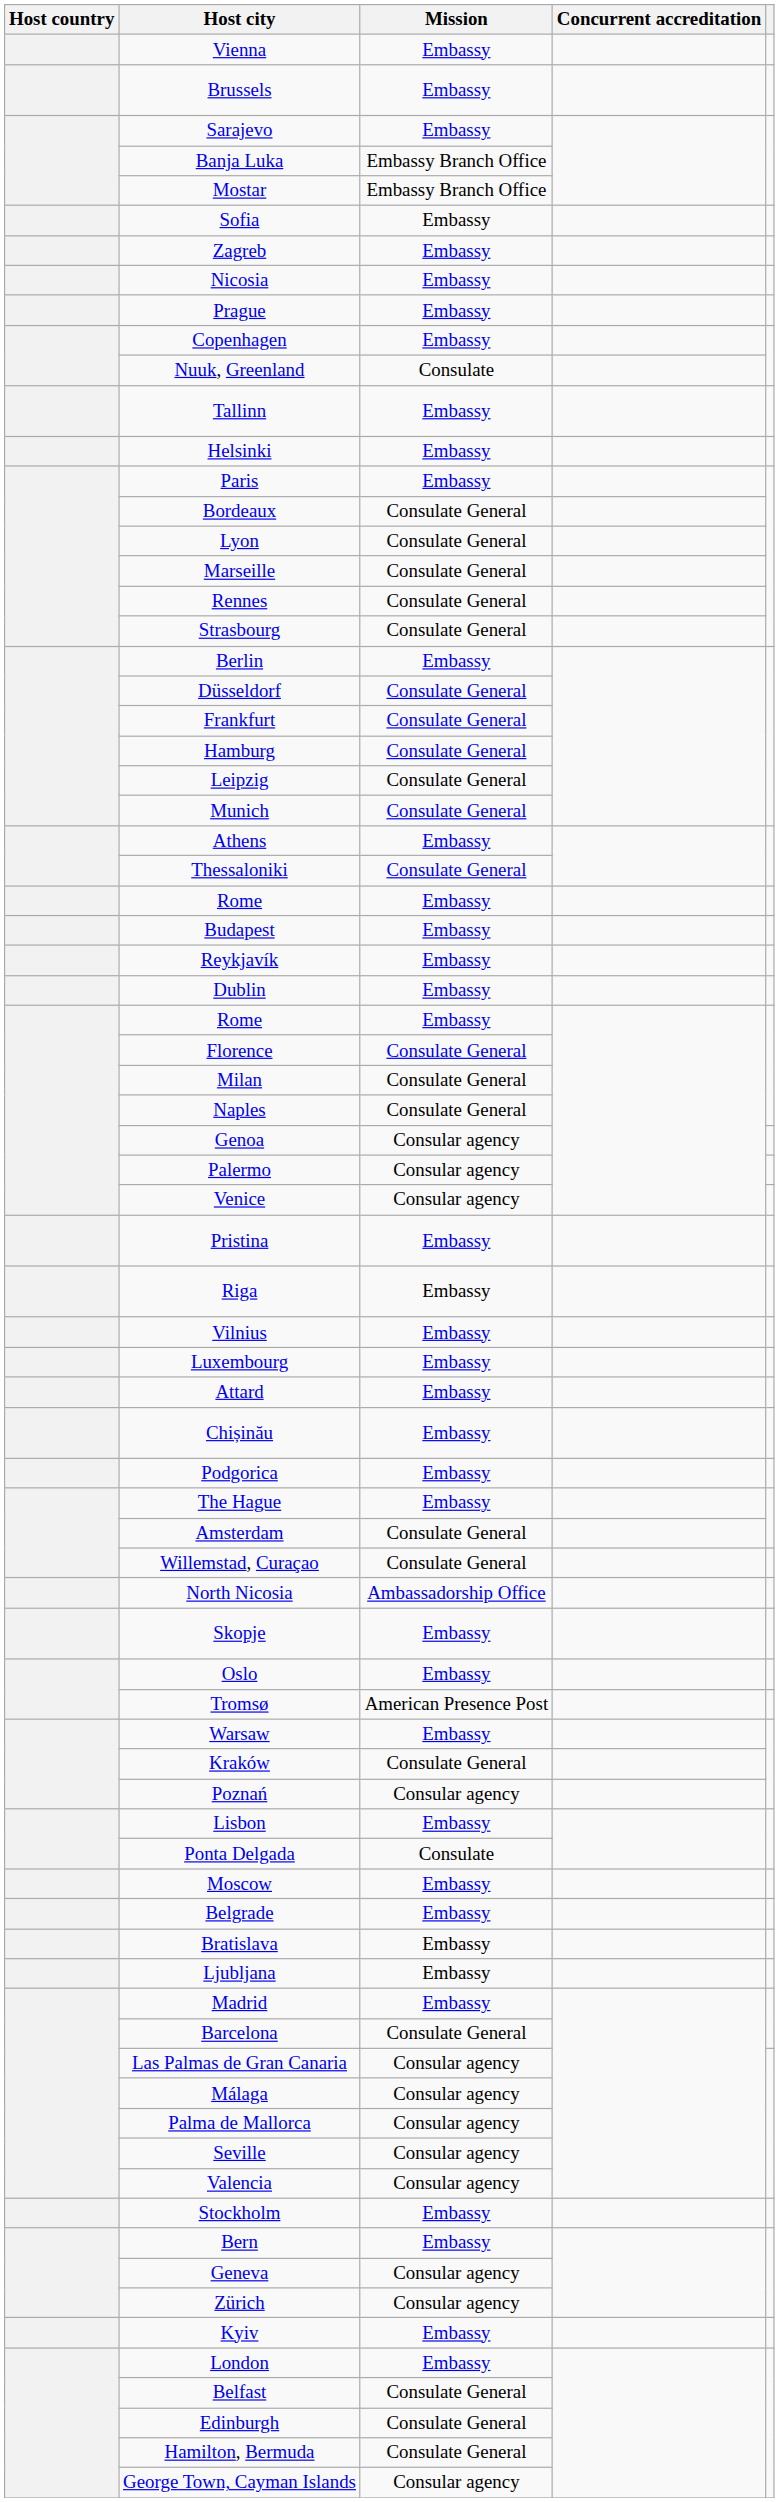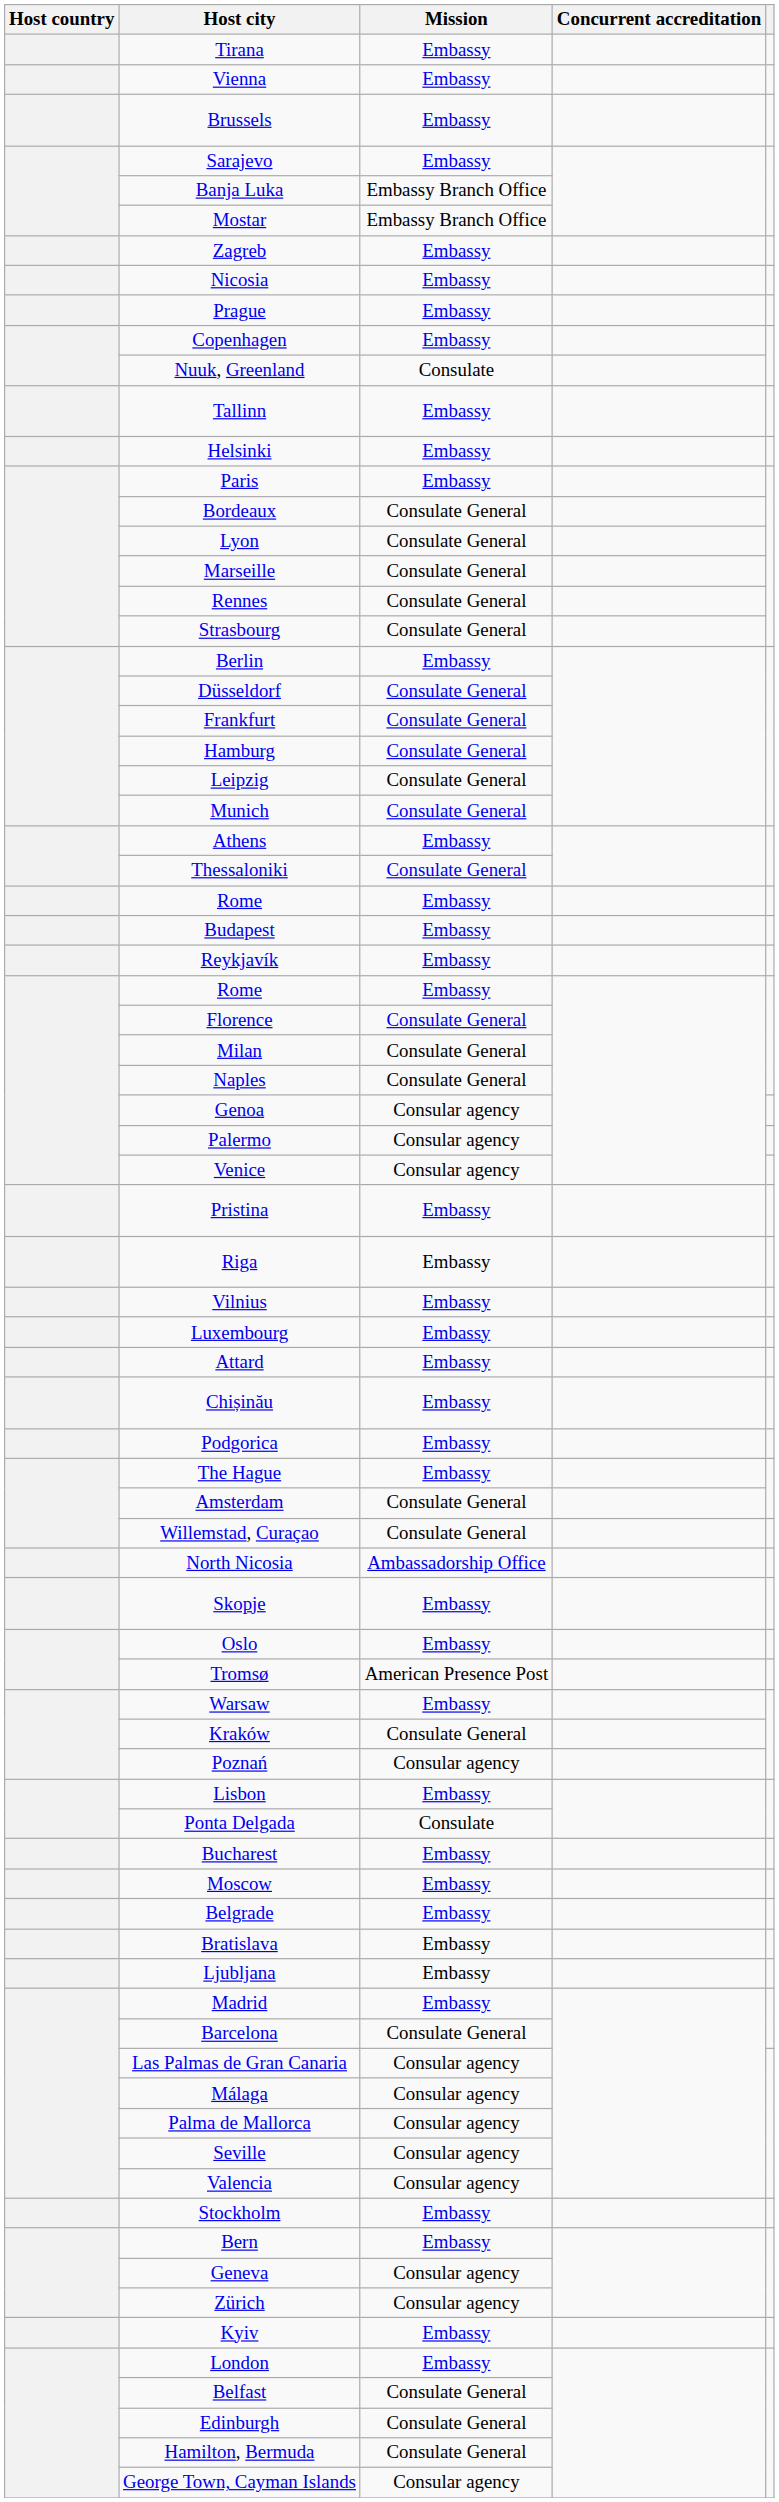+ row: (240, 49)
- row: (240, 220)
- row: (239, 990)
+ row: (239, 1853)
